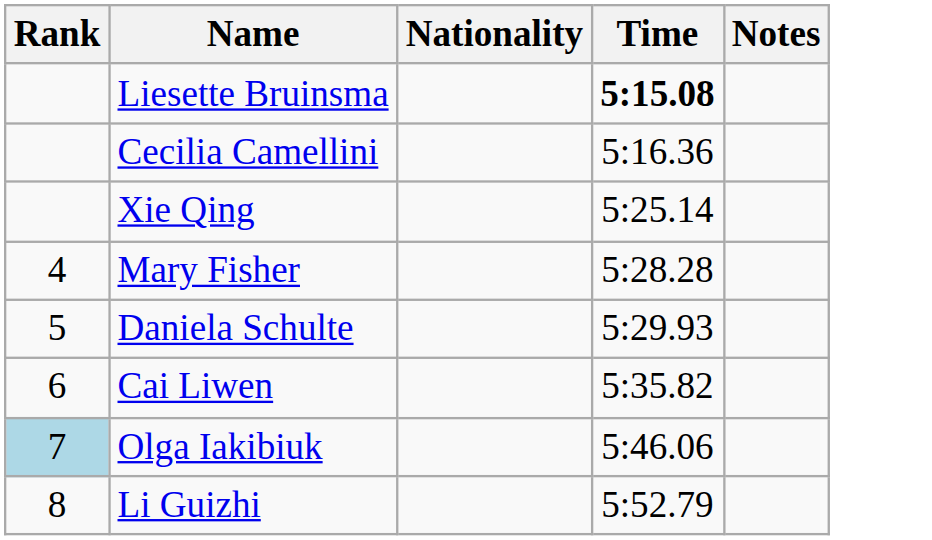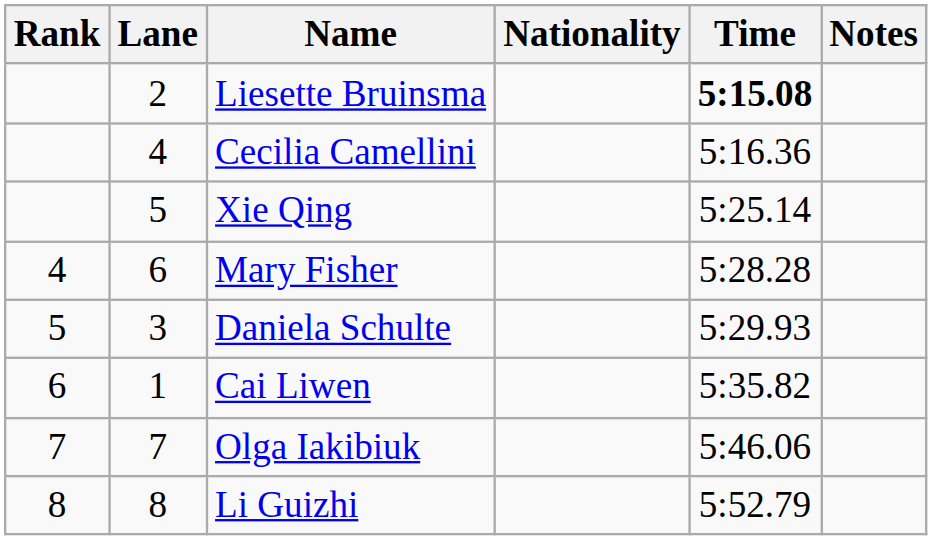+ column: (158, 33)
(57, 446) lightblue background -> (57, 446) no background
